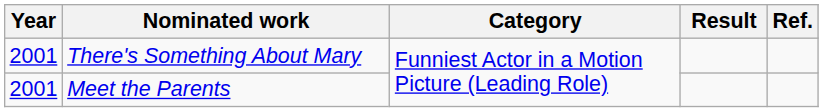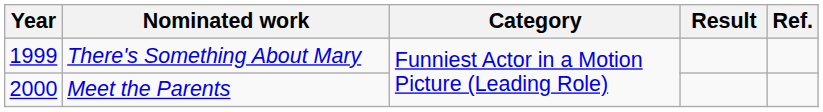(33, 55) 2001 -> (33, 55) 1999
(33, 89) 2001 -> (33, 89) 2000
